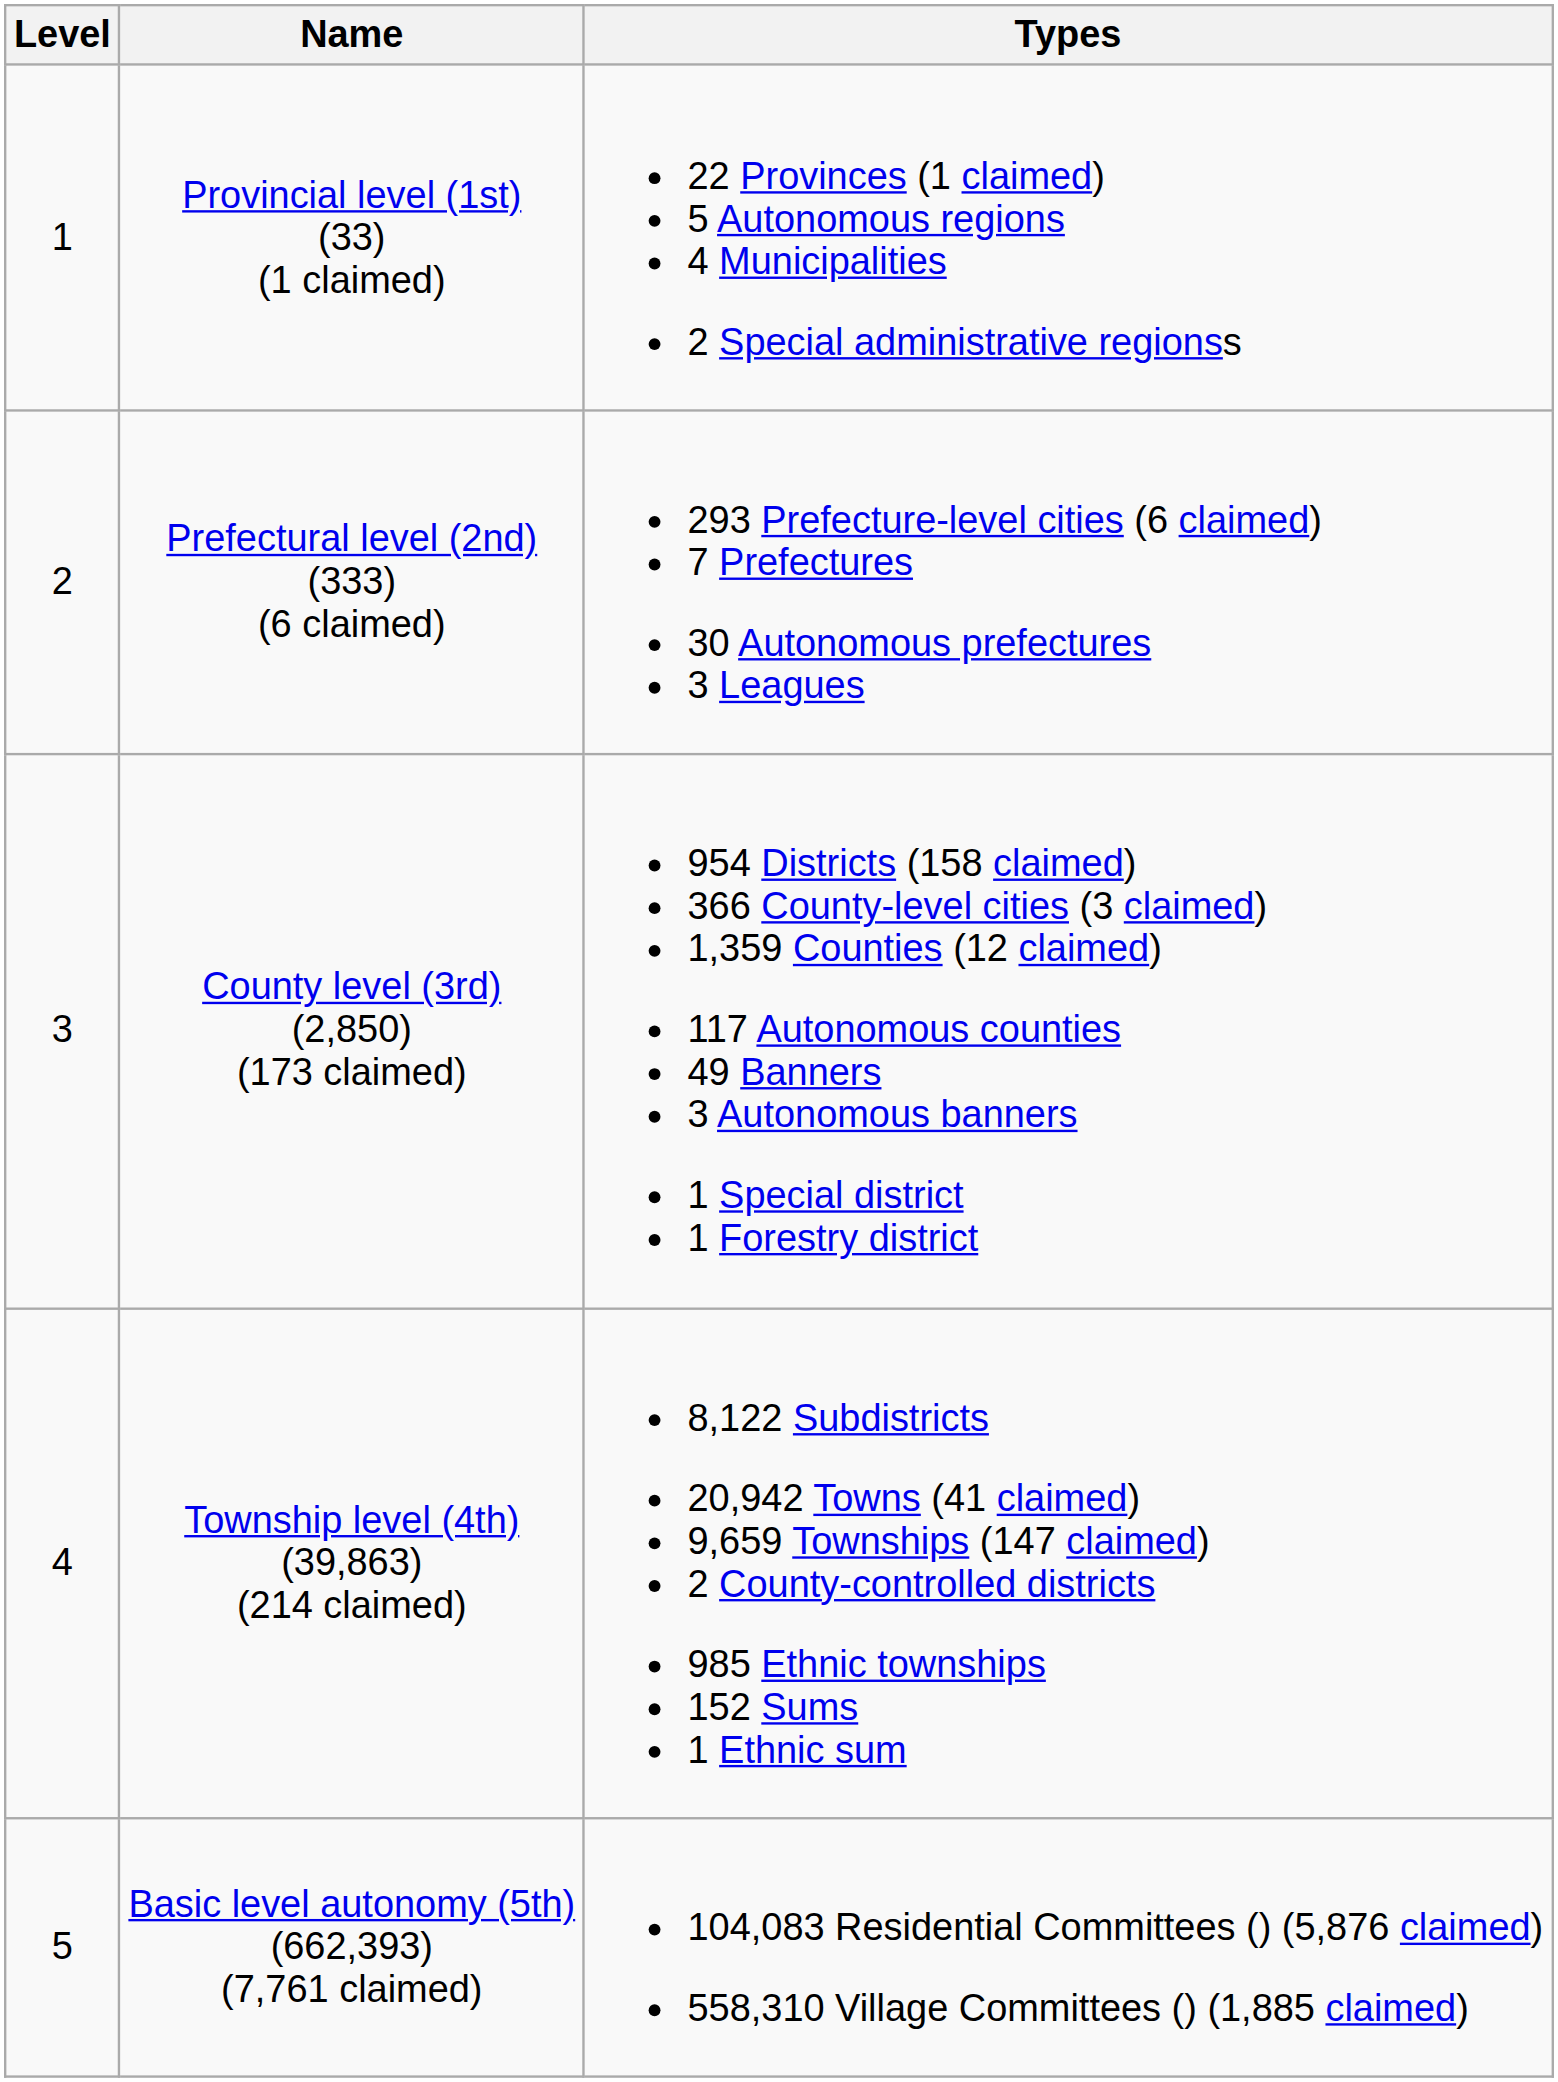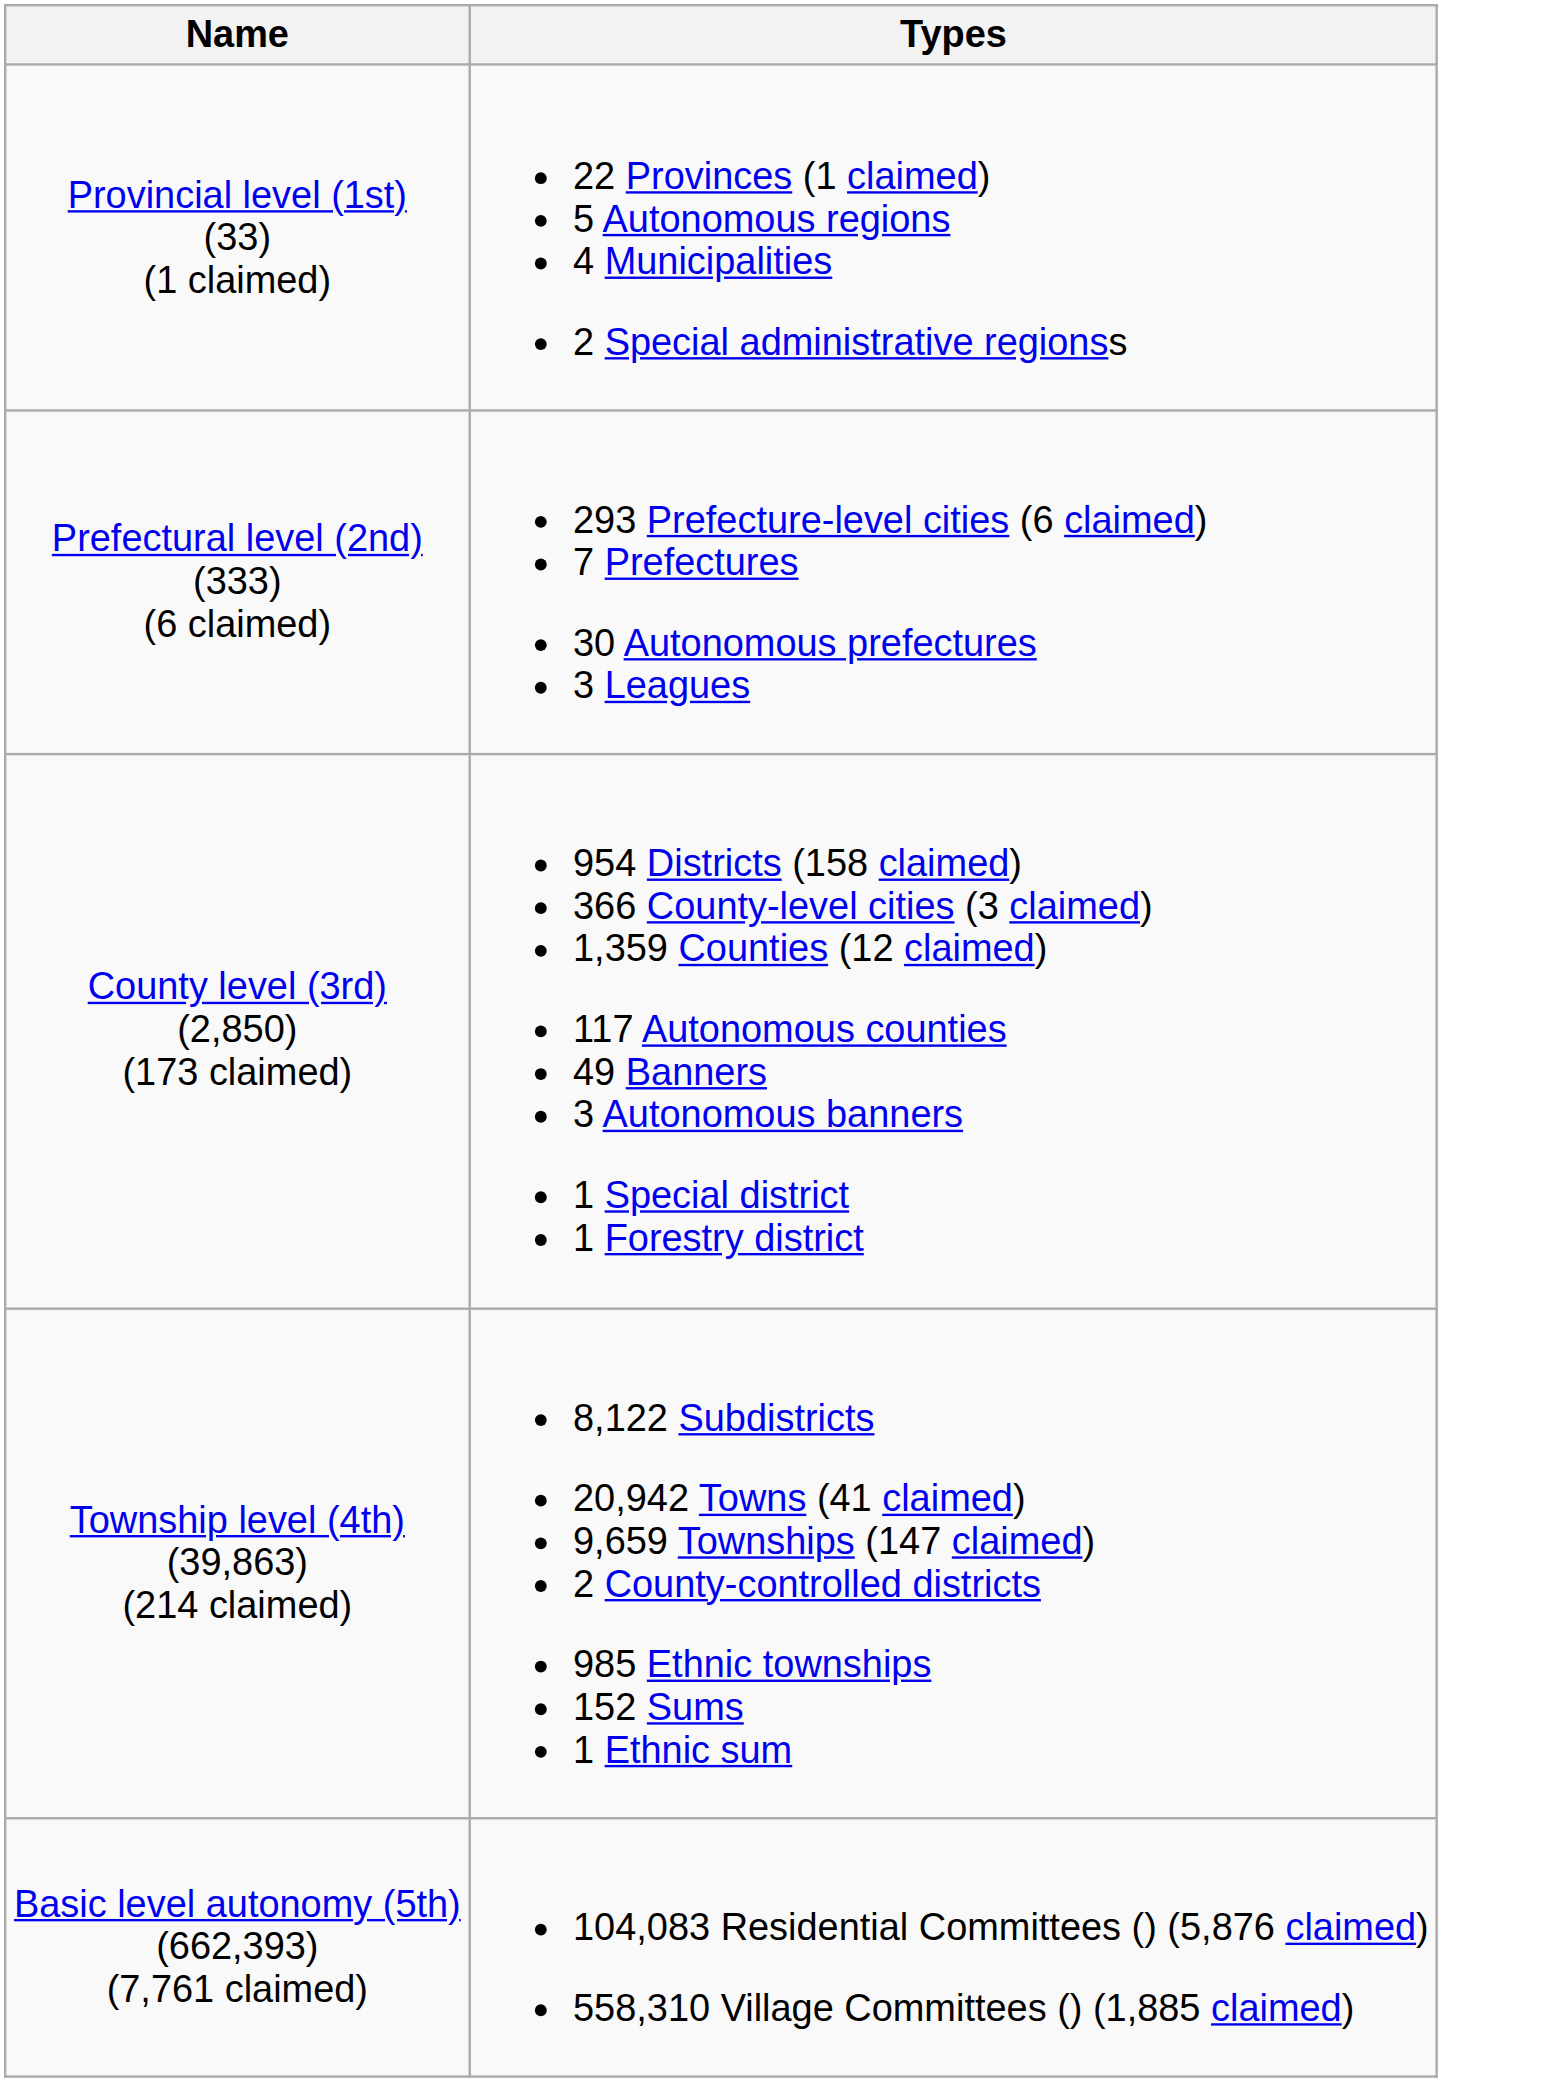- column: (62, 34)
